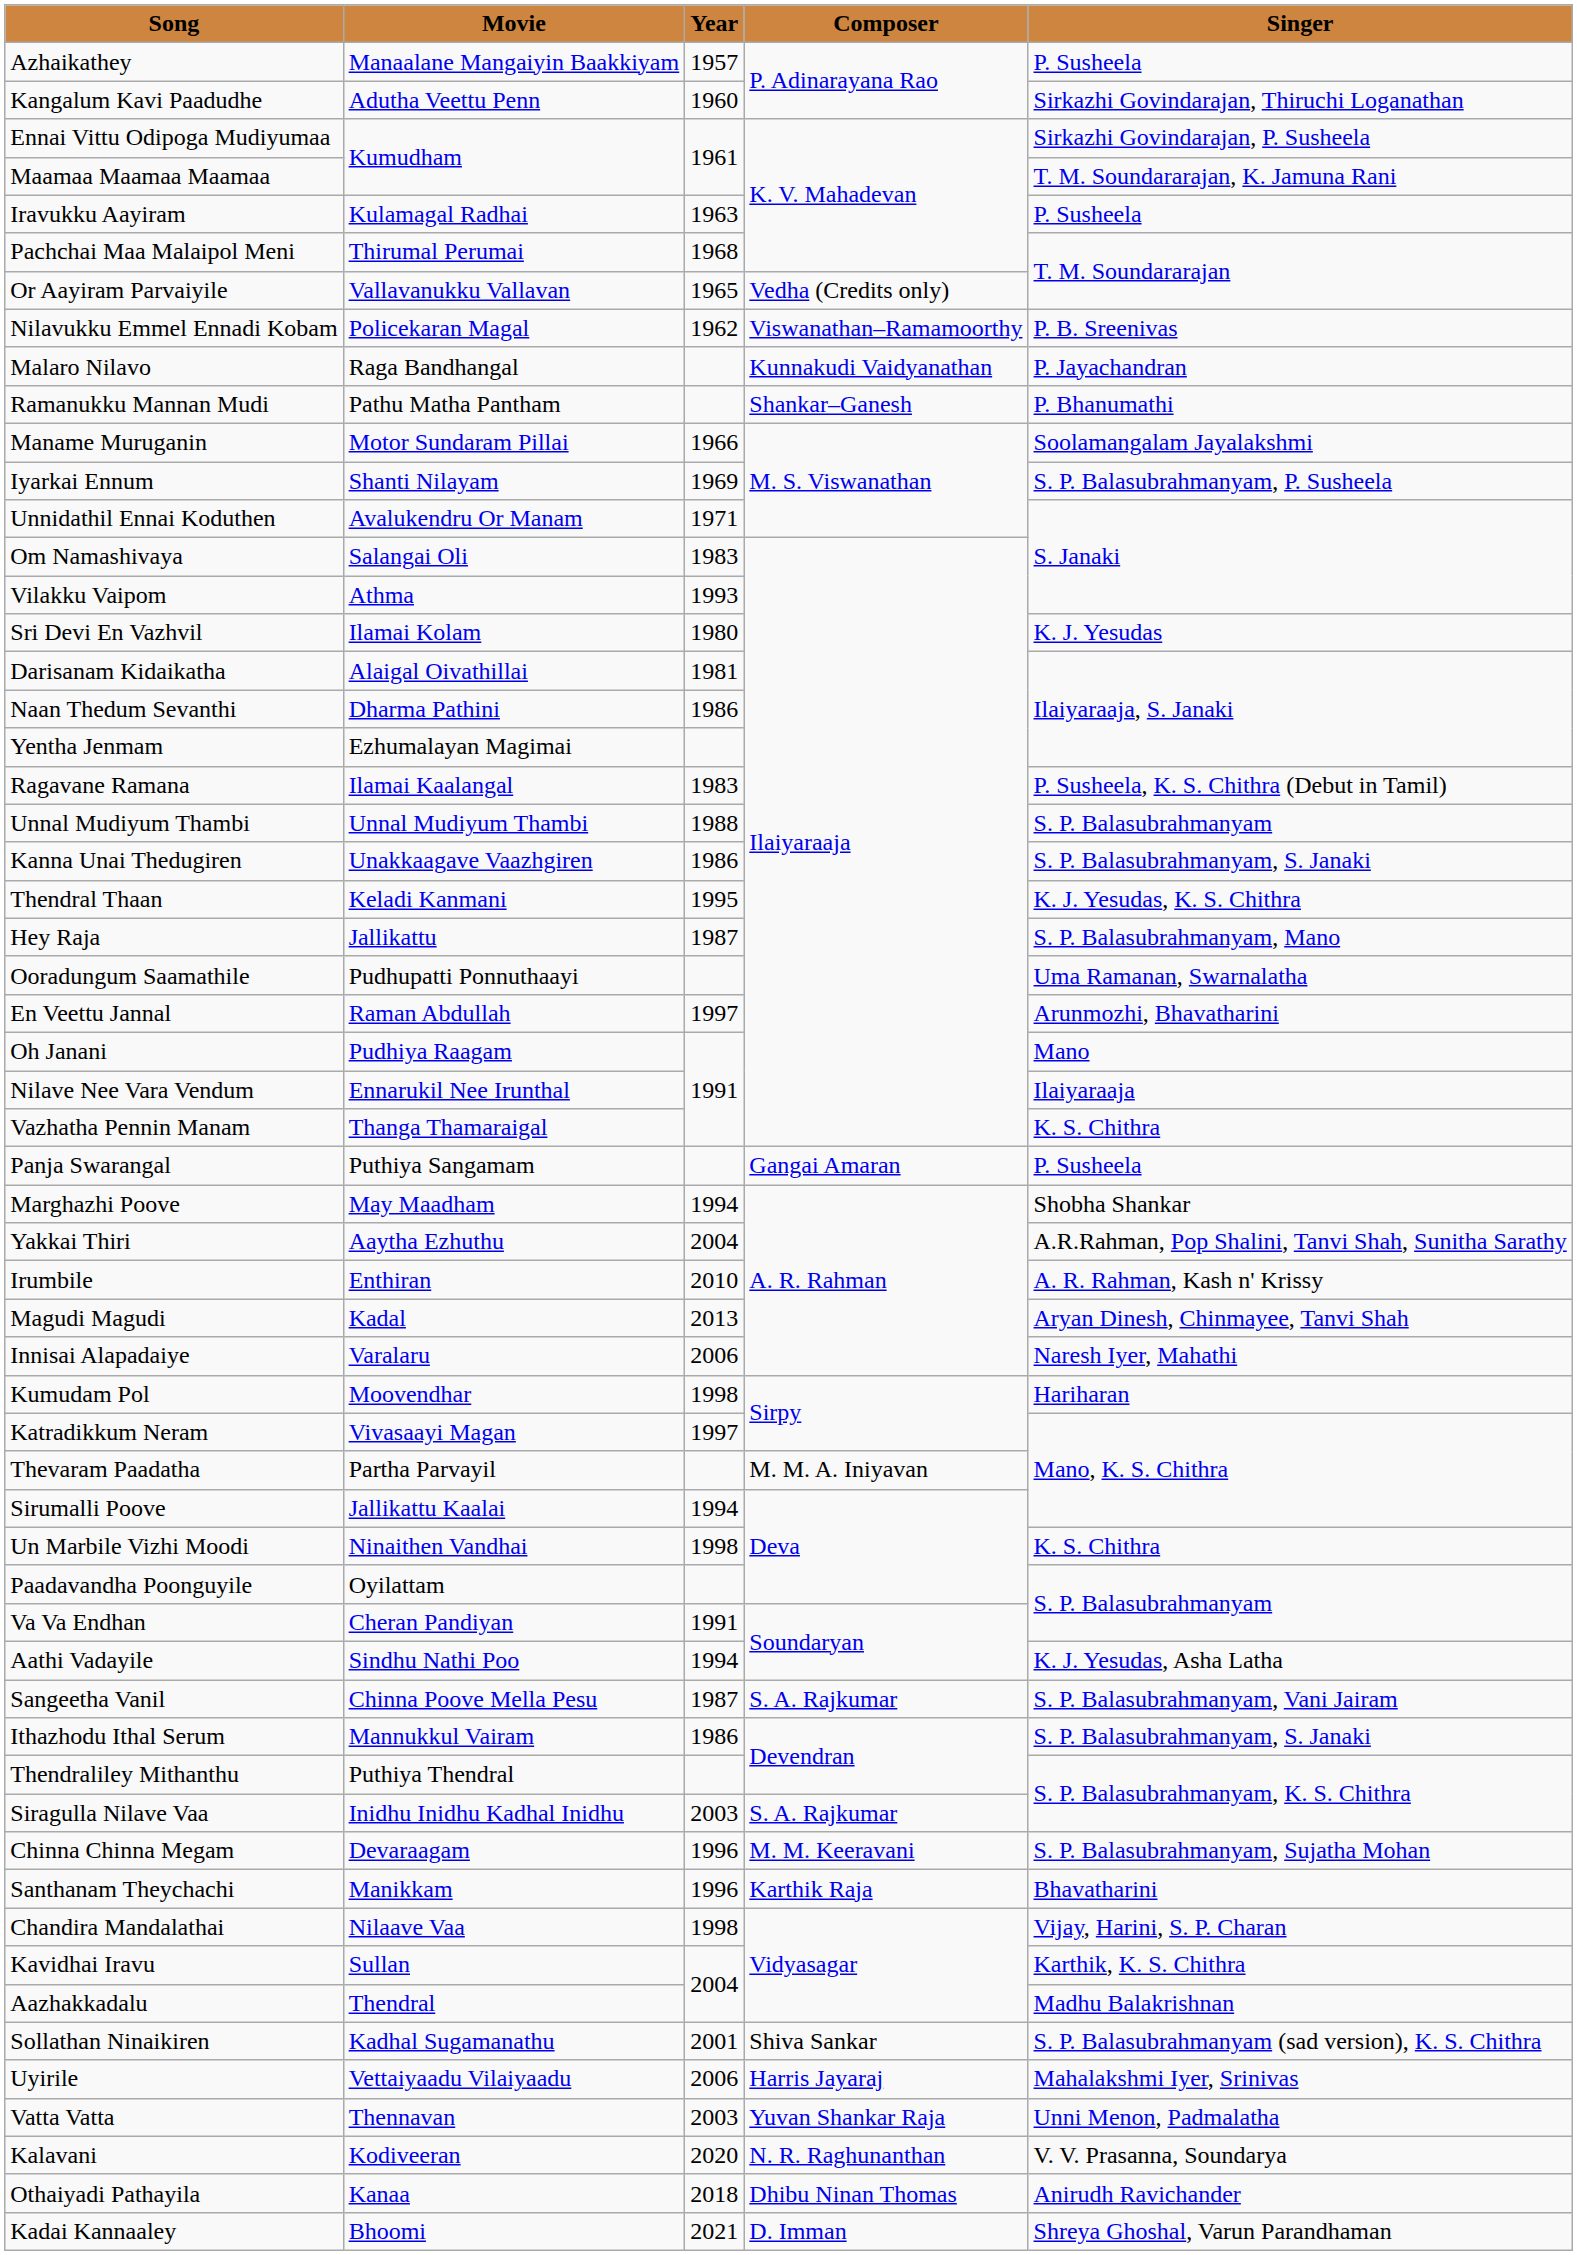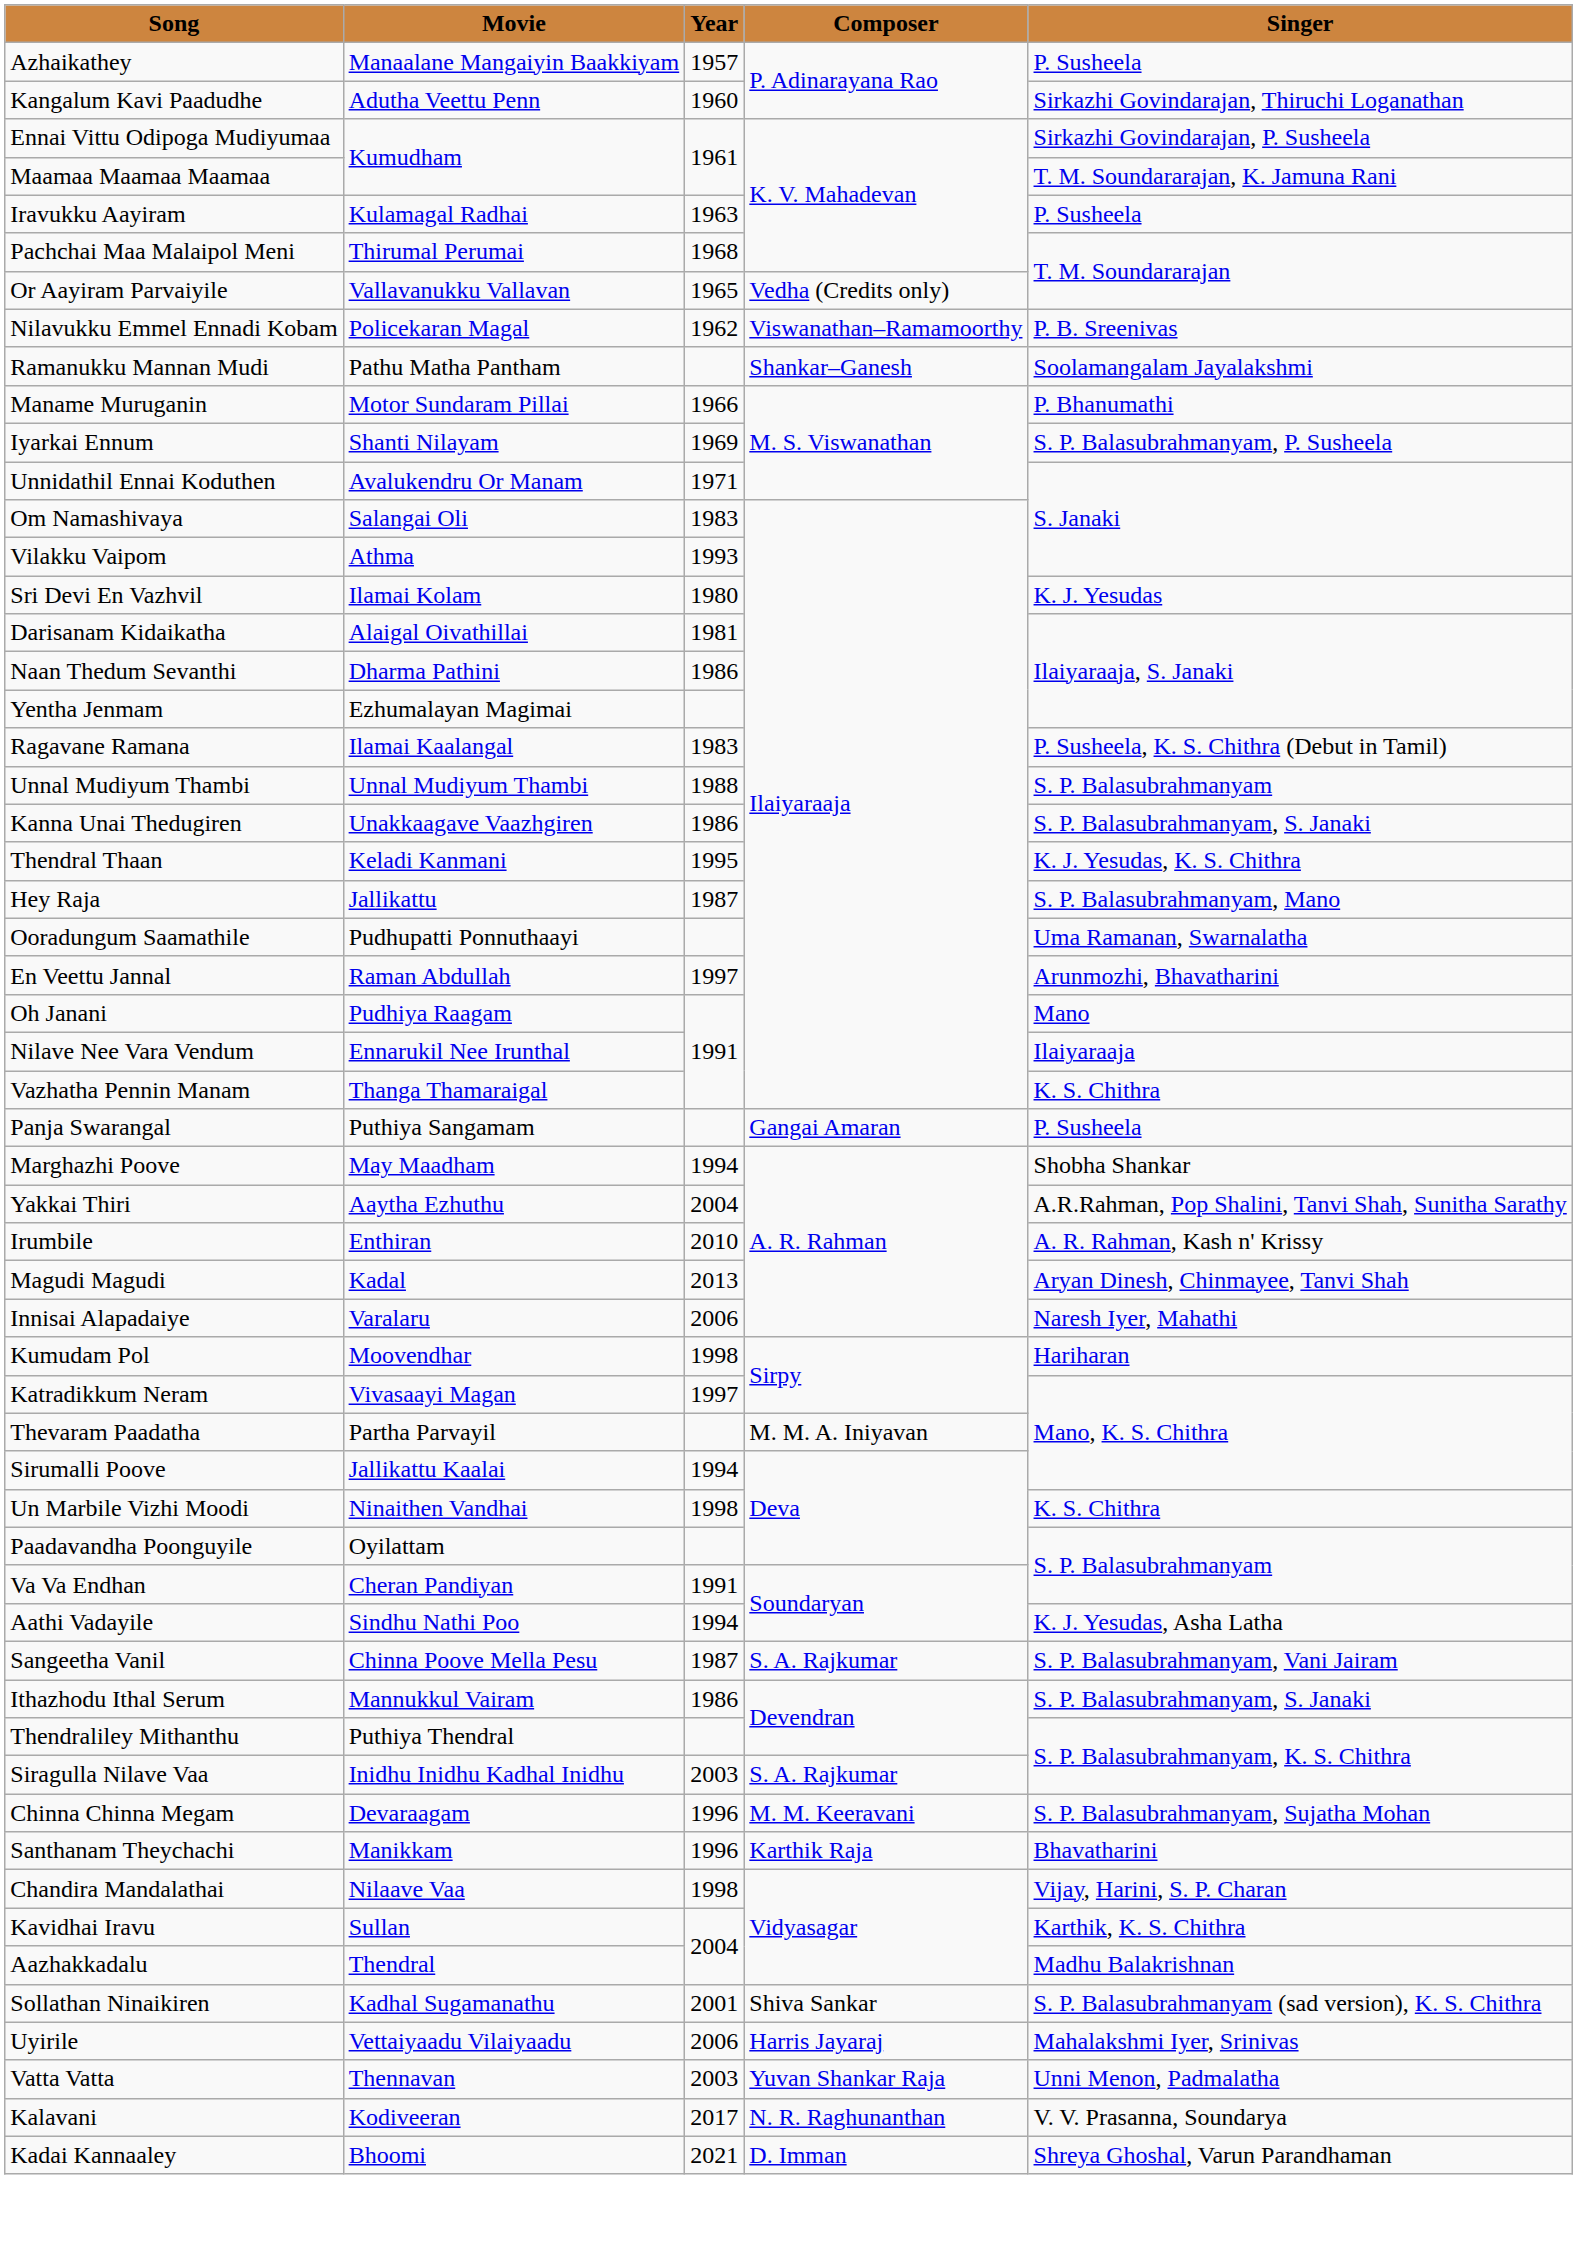- row: (81, 366)
(1104, 404) P. Bhanumathi -> (1173, 366) Soolamangalam Jayalakshmi
(1173, 442) Soolamangalam Jayalakshmi -> (1104, 404) P. Bhanumathi
(714, 2155) 2020 -> (714, 2116) 2017
- row: (105, 2193)
